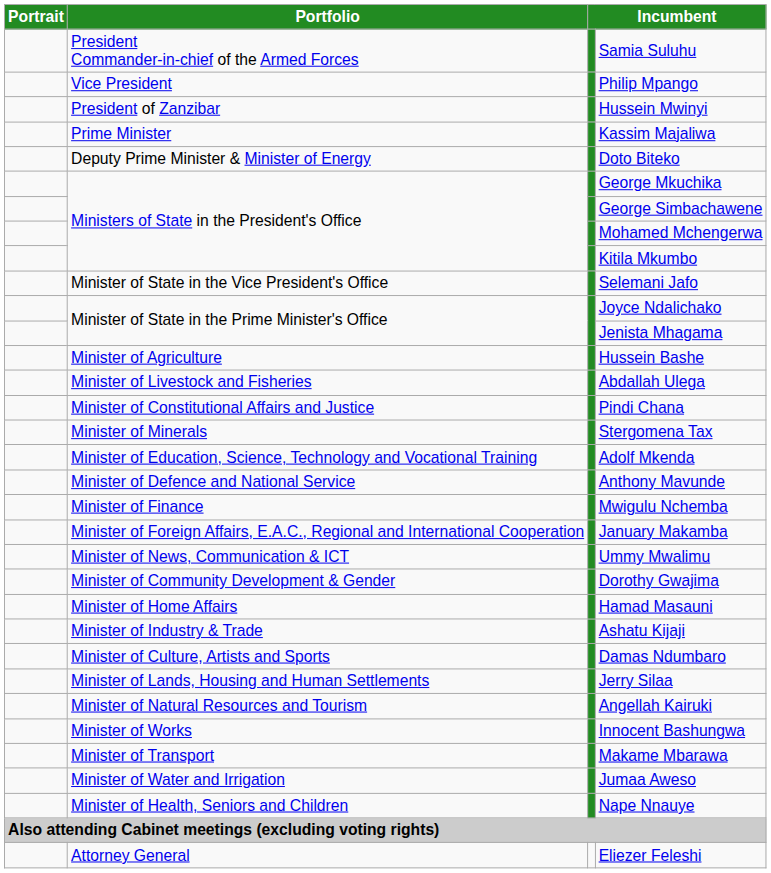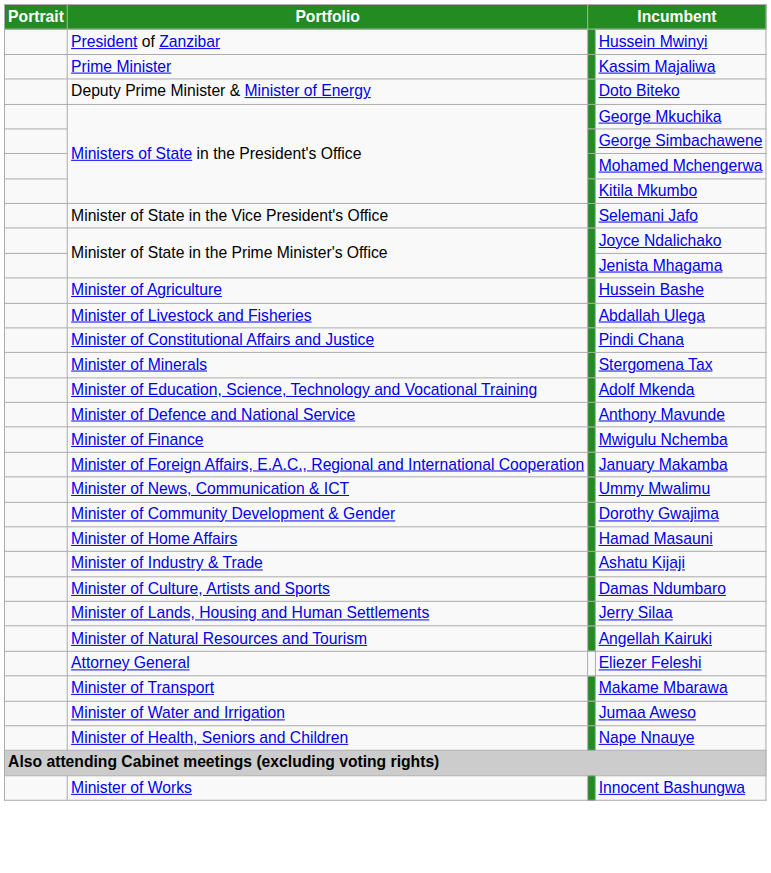- row: (647, 50)
- row: (648, 84)
rows swapped: (672, 730) <-> (650, 855)
